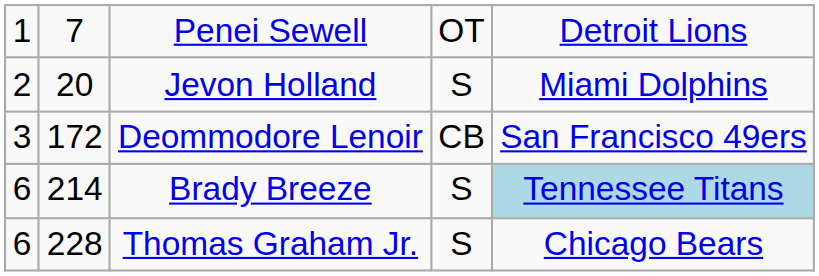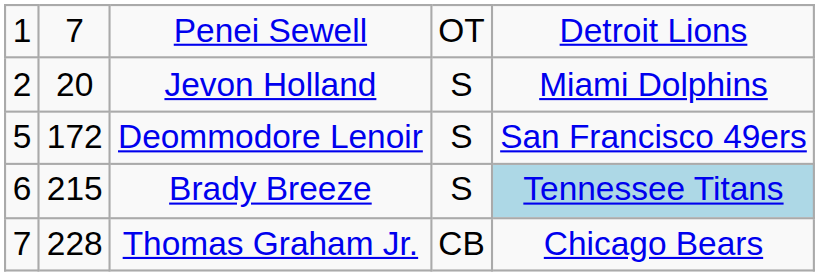(22, 137) 3 -> (22, 137) 5
(461, 137) CB -> (461, 137) S
(75, 190) 214 -> (75, 190) 215
(22, 243) 6 -> (22, 243) 7
(461, 243) S -> (461, 243) CB
